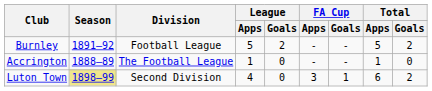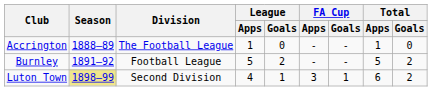rows swapped: (37, 61) <-> (37, 45)
(282, 78) 0 -> (282, 78) 1
